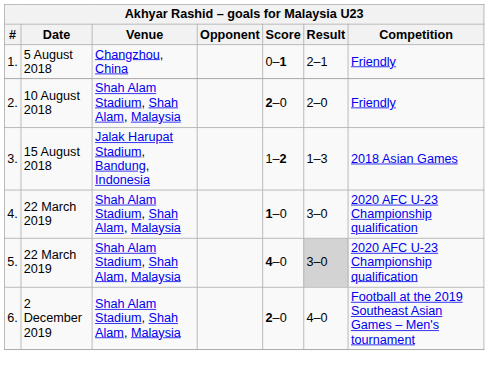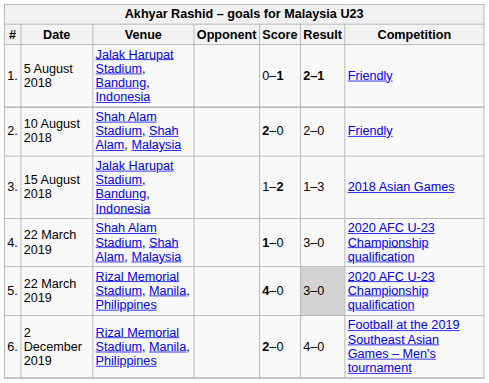(129, 61) Changzhou, China -> (135, 75) Jalak Harupat Stadium, Bandung, Indonesia
(317, 61) normal -> (314, 75) bold
(138, 262) Shah Alam Stadium, Shah Alam, Malaysia -> (143, 291) Rizal Memorial Stadium, Manila, Philippines
(138, 318) Shah Alam Stadium, Shah Alam, Malaysia -> (143, 346) Rizal Memorial Stadium, Manila, Philippines
